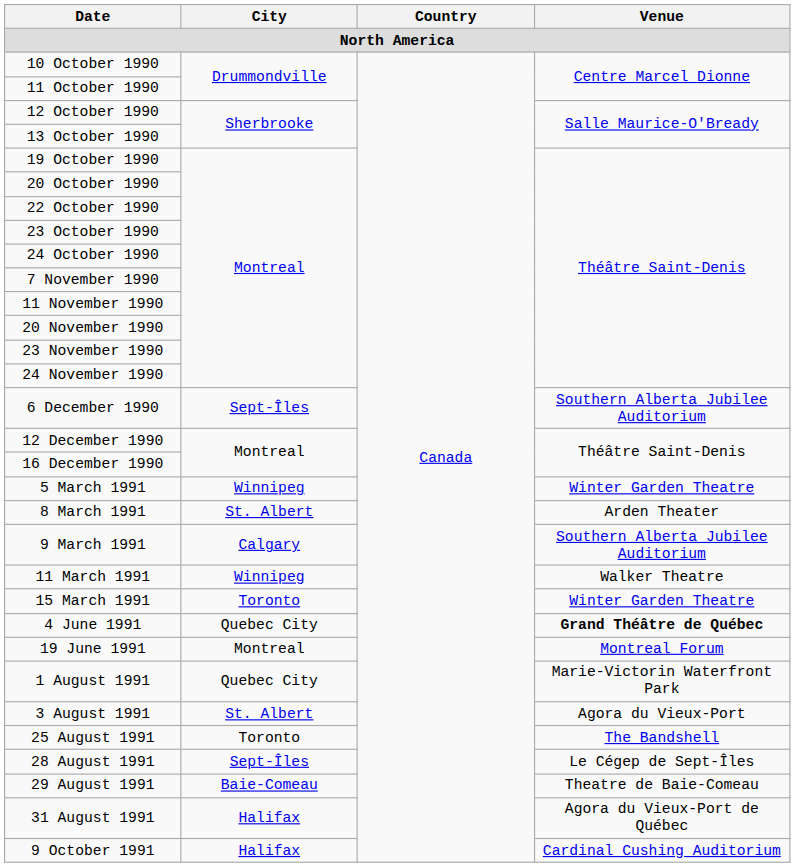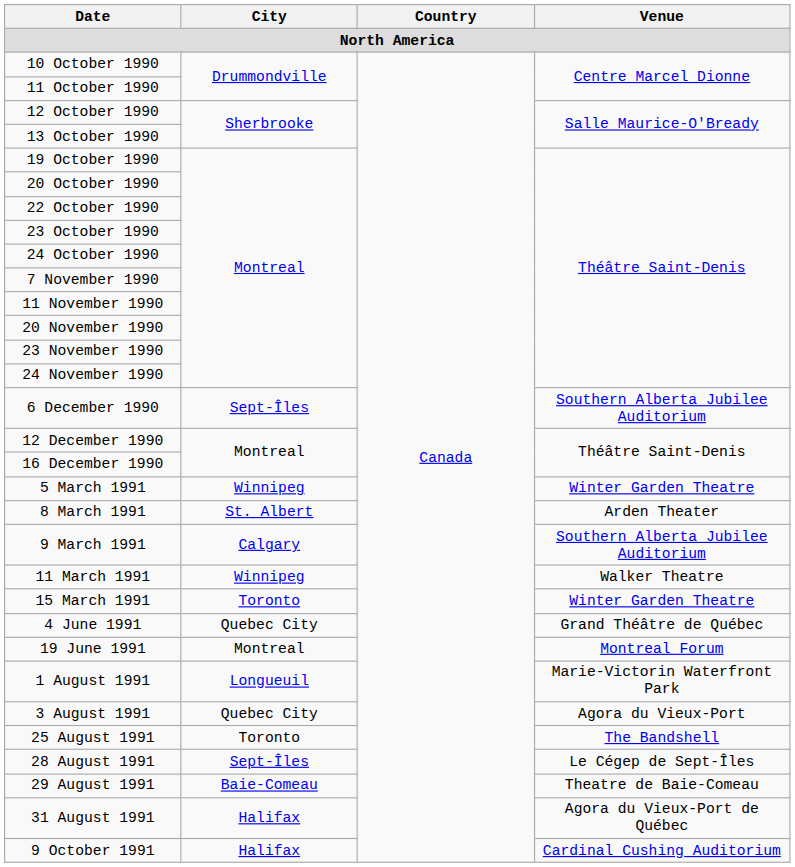(662, 625) bold -> (662, 625) normal
(269, 681) Quebec City -> (269, 681) Longueuil
(269, 714) St. Albert -> (269, 714) Quebec City
